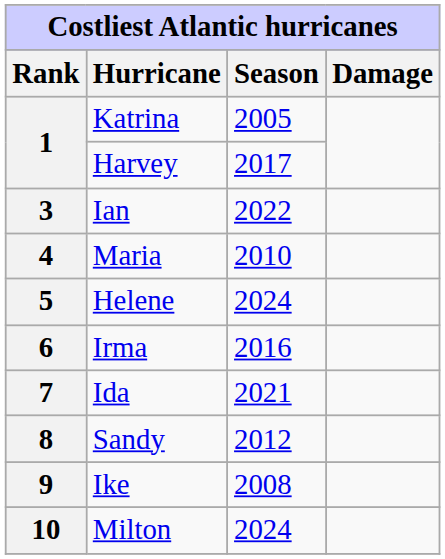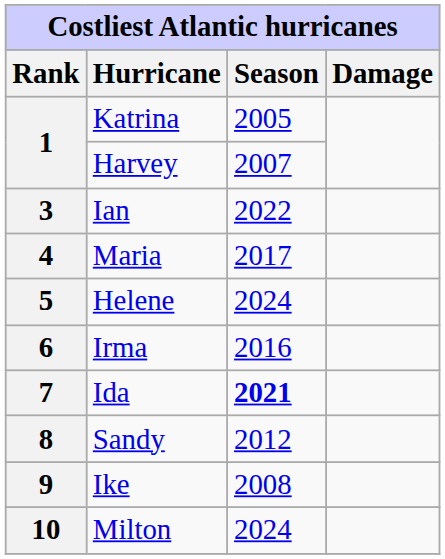(263, 164) 2017 -> (263, 164) 2007
(263, 255) 2010 -> (263, 255) 2017
(263, 392) normal -> (263, 392) bold
